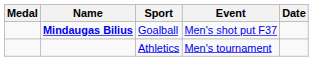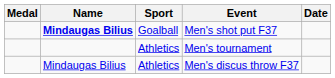+ row: (242, 65)
